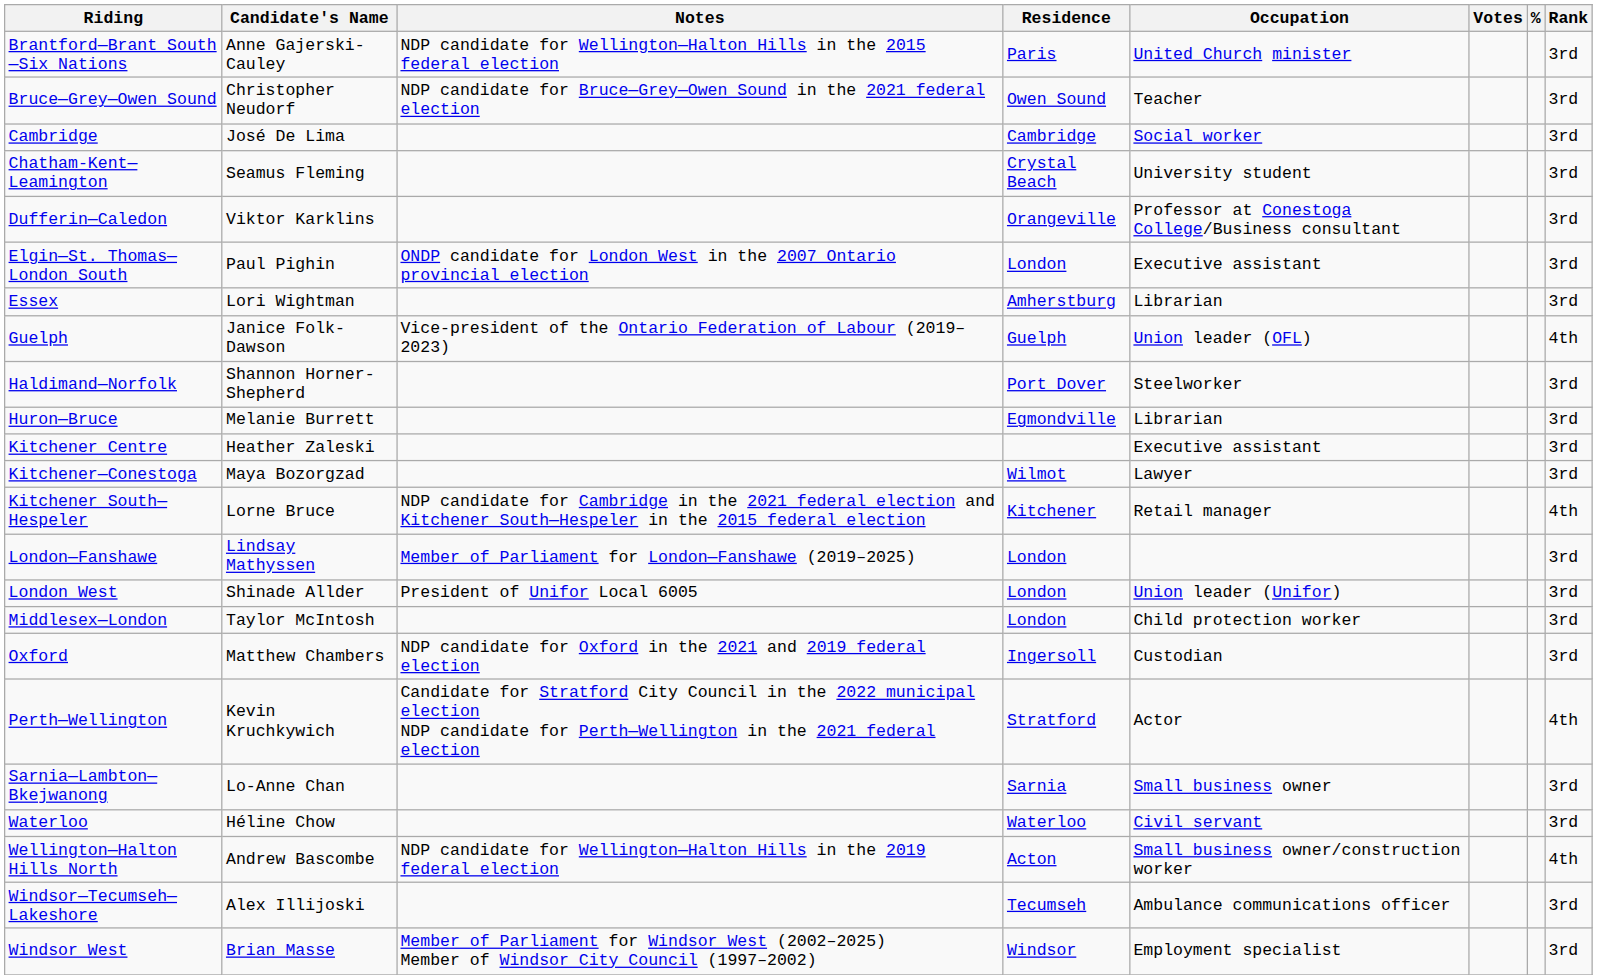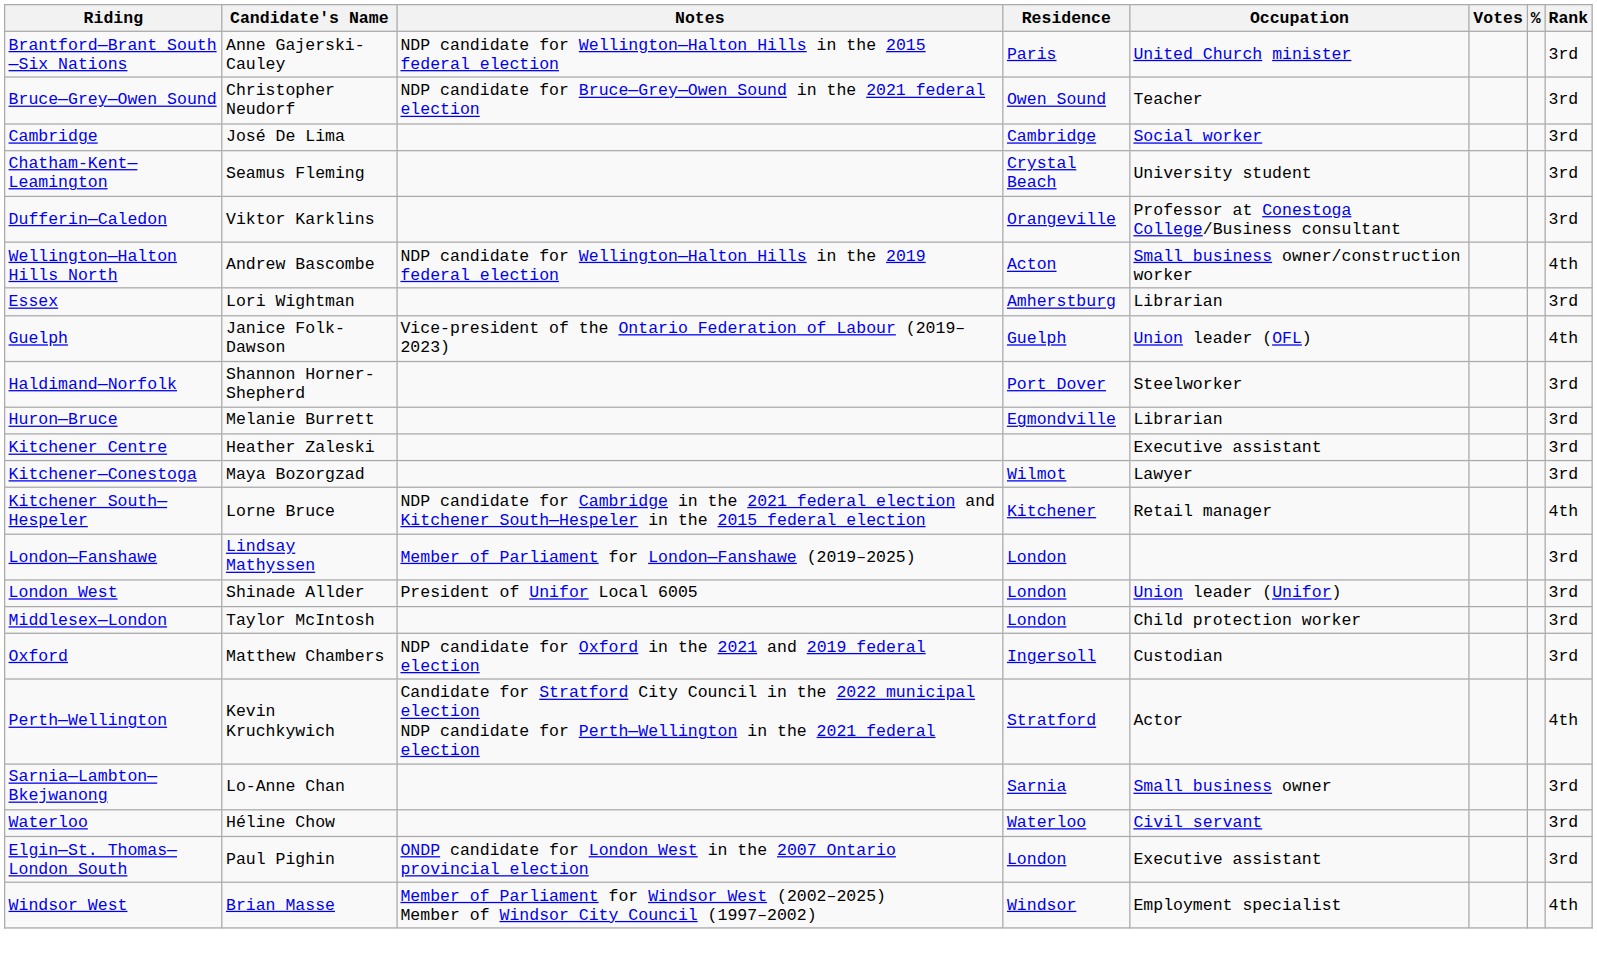rows swapped: (93, 265) <-> (93, 859)
- row: (93, 905)
(1563, 951) 3rd -> (1563, 905) 4th
